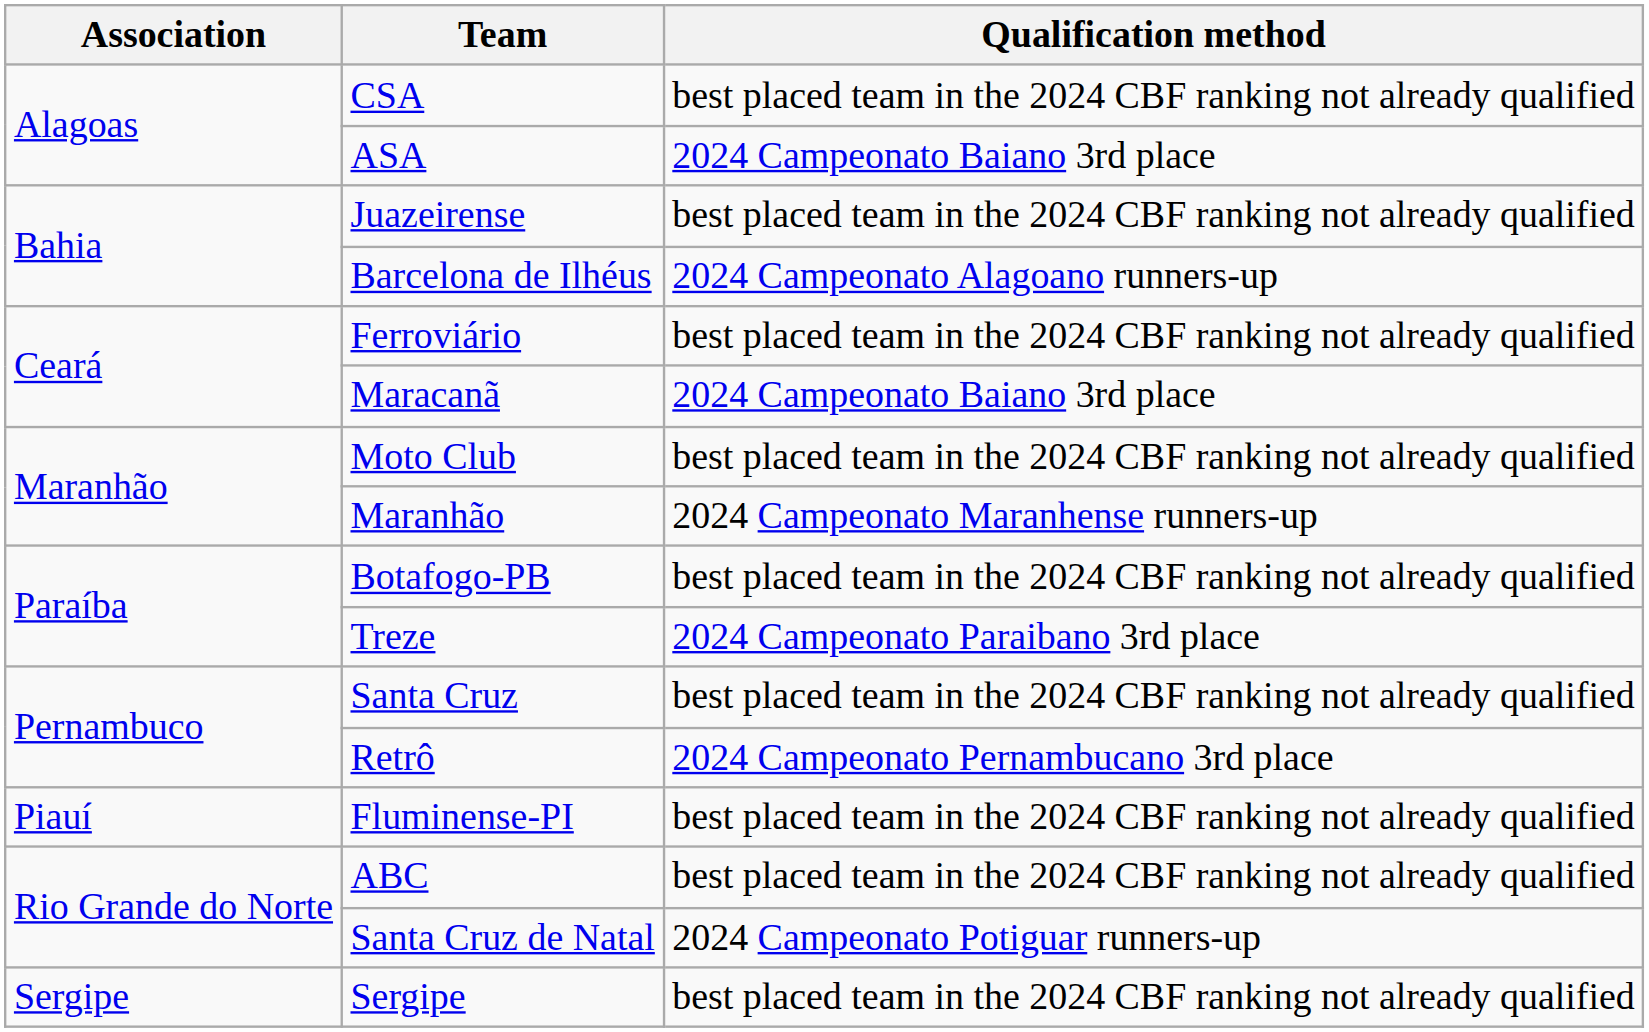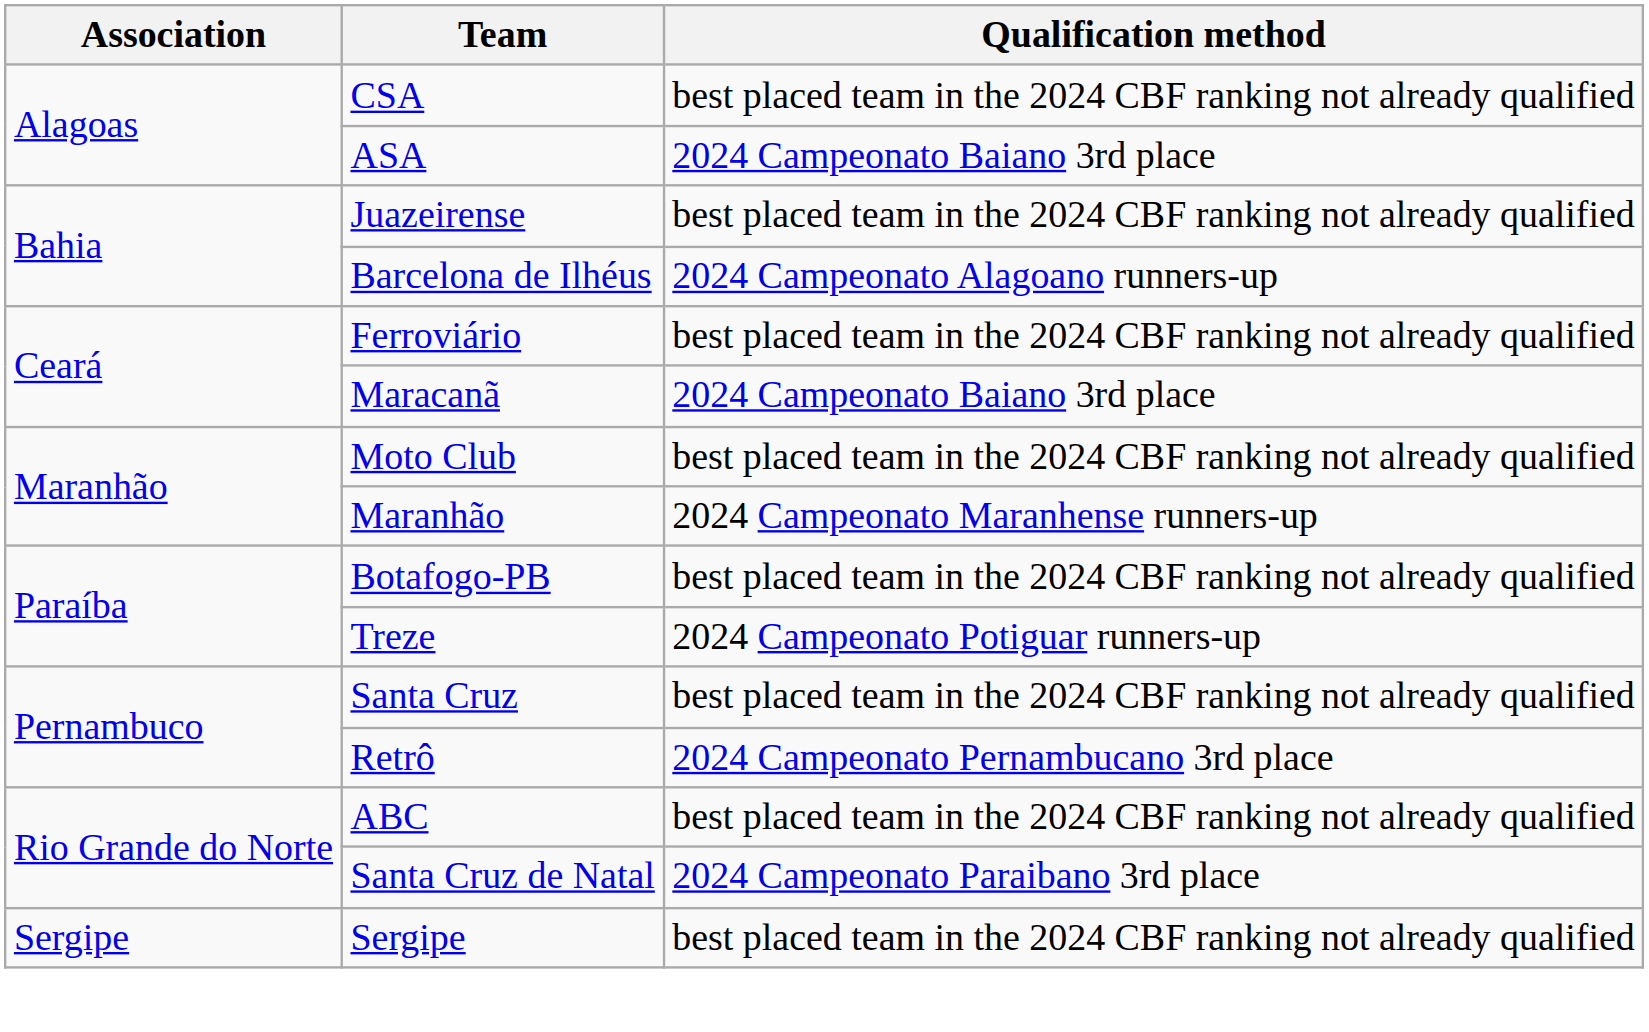(966, 635) 2024 Campeonato Paraibano 3rd place -> (967, 635) 2024 Campeonato Potiguar runners-up
- row: (462, 816)
(967, 936) 2024 Campeonato Potiguar runners-up -> (966, 876) 2024 Campeonato Paraibano 3rd place
